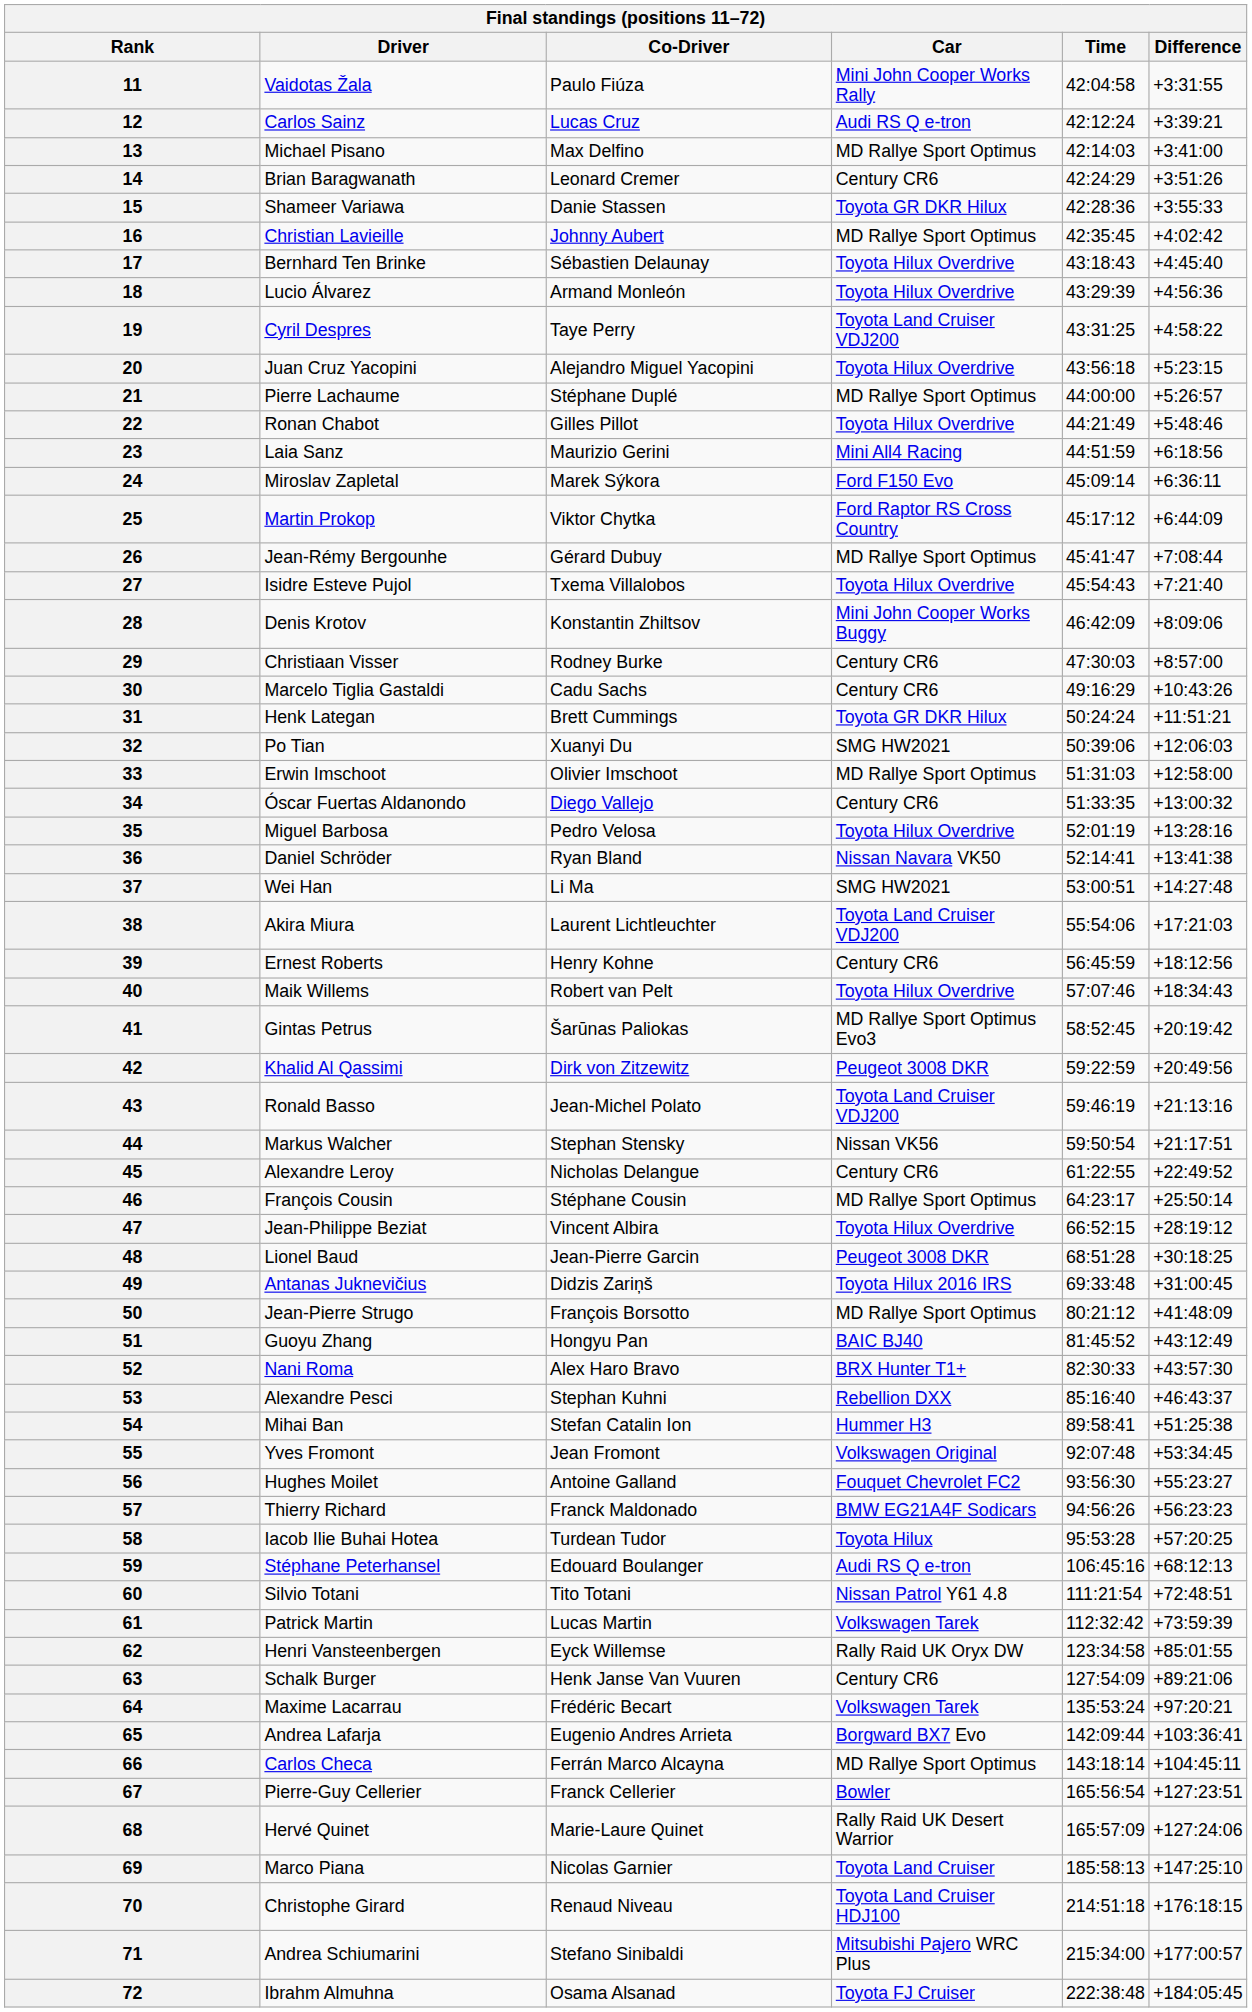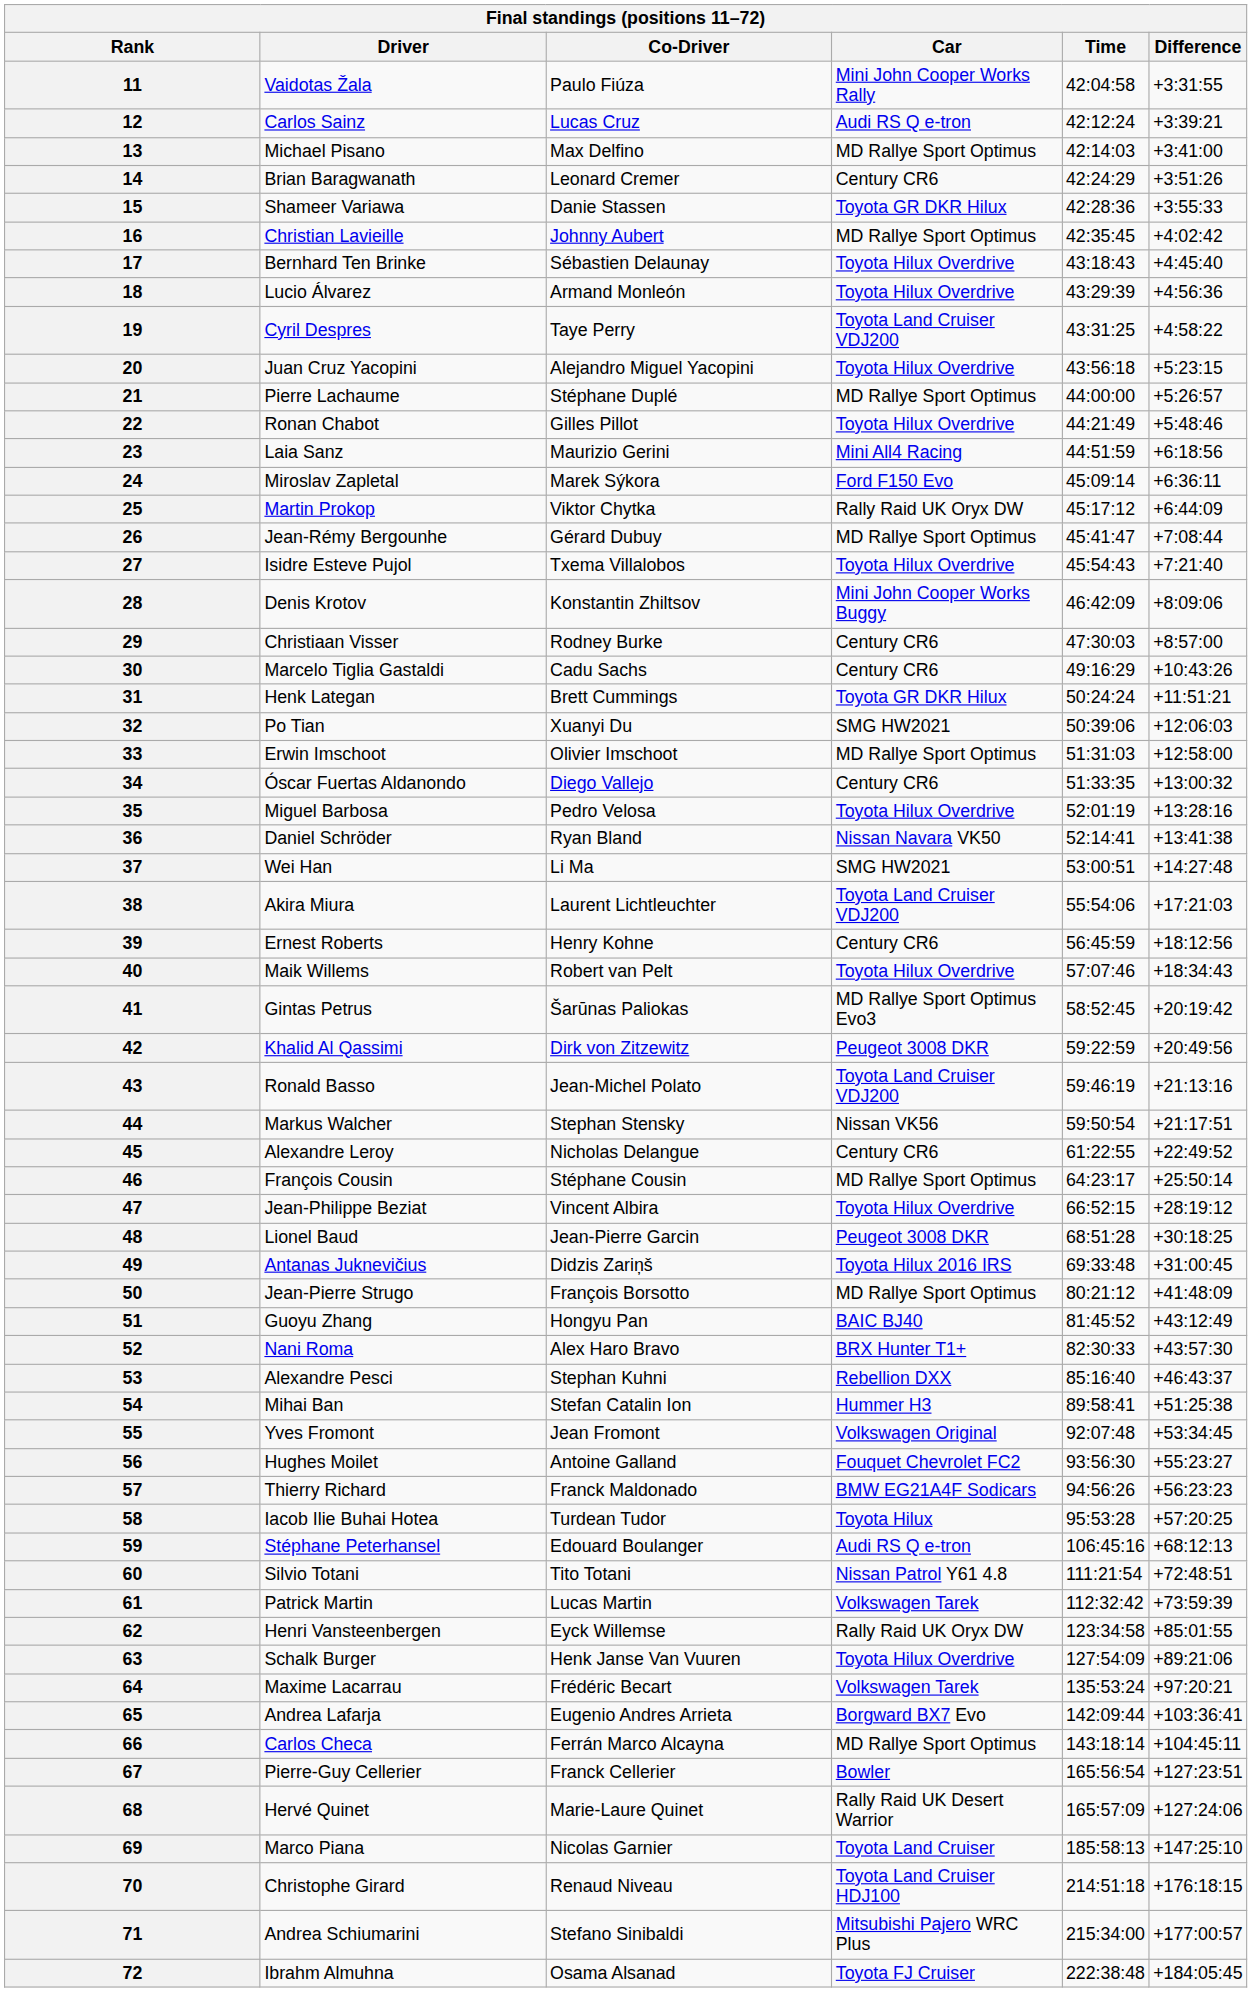(924, 519) Ford Raptor RS Cross Country -> (930, 509) Rally Raid UK Oryx DW
(887, 1679) Century CR6 -> (925, 1659) Toyota Hilux Overdrive
